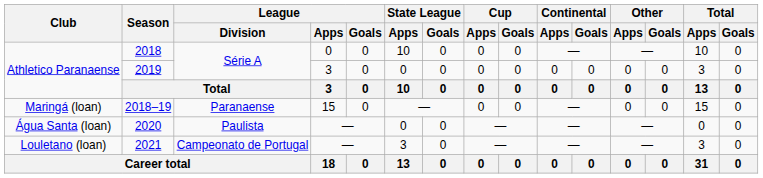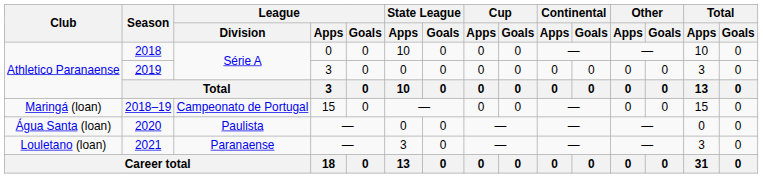(242, 107) Paranaense -> (242, 107) Campeonato de Portugal
(242, 145) Campeonato de Portugal -> (242, 145) Paranaense
